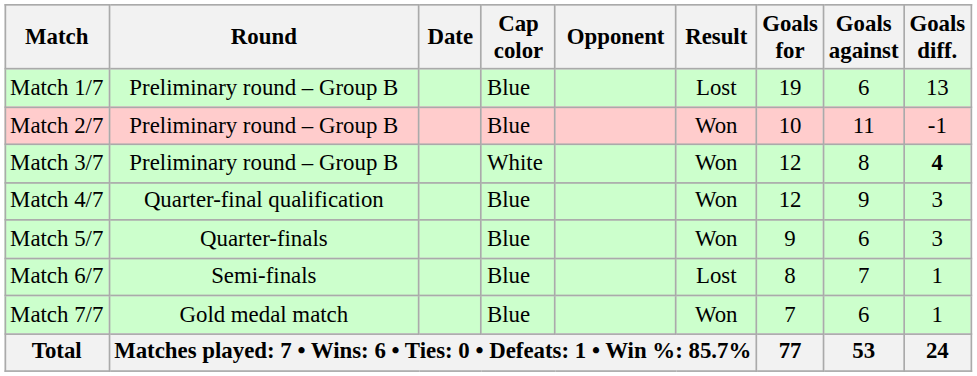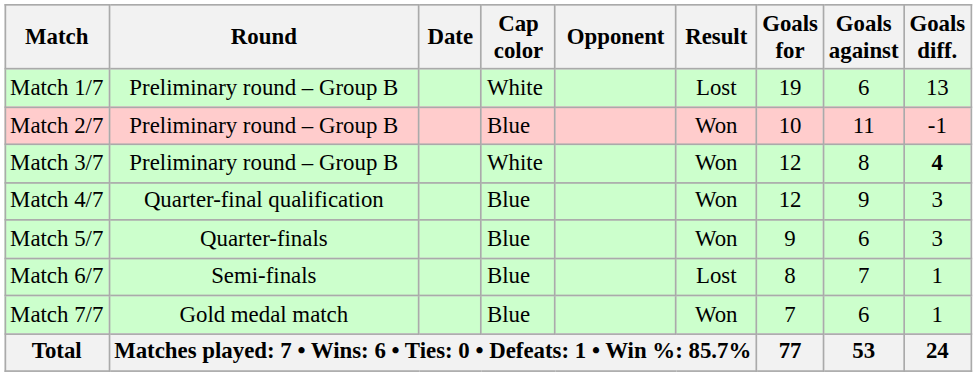(509, 87) Blue -> (515, 87) White
